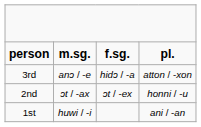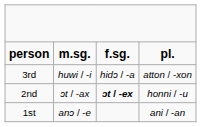(75, 74) anɔ / -e -> (75, 74) huwi / -i
(117, 93) normal -> (117, 93) bold
(75, 112) huwi / -i -> (75, 112) anɔ / -e
